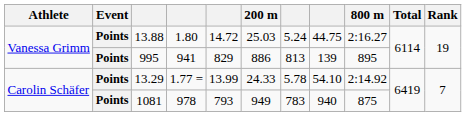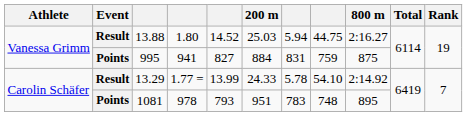(112, 36) Points -> (113, 36) Result
(224, 36) 14.72 -> (224, 36) 14.52
(295, 36) 5.24 -> (296, 36) 5.94
(224, 58) 829 -> (224, 58) 827
(261, 58) 886 -> (262, 58) 884
(295, 58) 813 -> (296, 58) 831
(327, 58) 139 -> (328, 58) 759
(367, 58) 895 -> (368, 58) 875
(112, 79) Points -> (113, 79) Result
(261, 101) 949 -> (262, 101) 951
(327, 101) 940 -> (328, 101) 748
(367, 101) 875 -> (368, 101) 895
